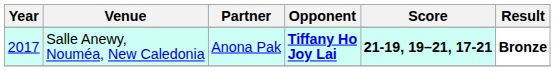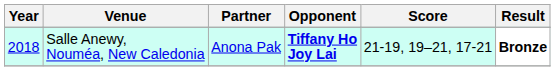(24, 47) 2017 -> (24, 47) 2018
(428, 47) bold -> (428, 47) normal
